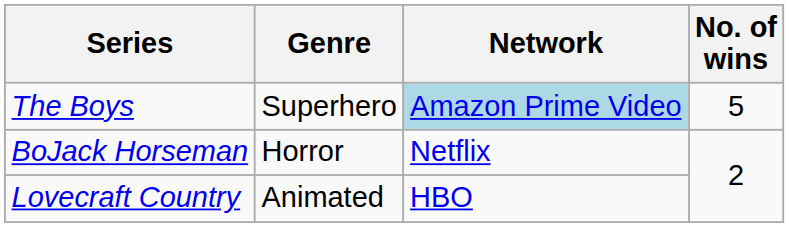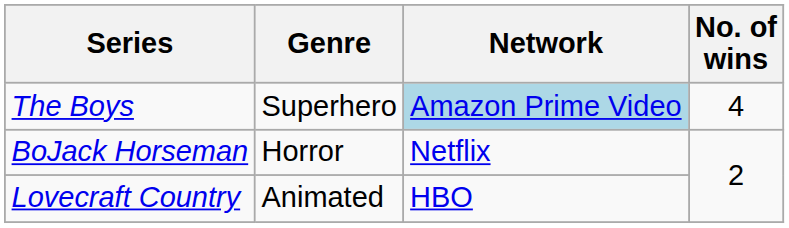(736, 105) 5 -> (736, 105) 4
